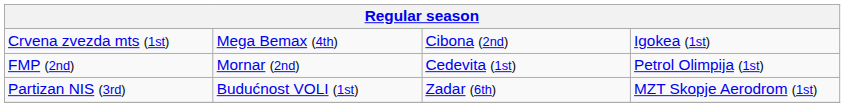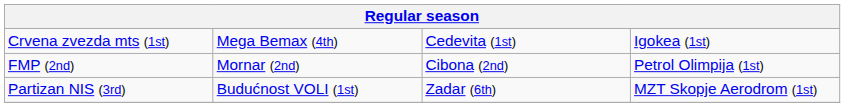(467, 41) Cibona (2nd) -> (471, 41) Cedevita (1st)
(471, 65) Cedevita (1st) -> (467, 65) Cibona (2nd)
